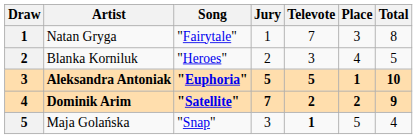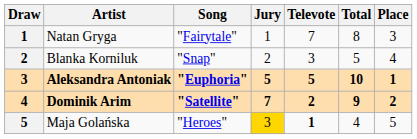columns swapped: (394, 15) <-> (357, 15)
(202, 58) "Heroes" -> (196, 58) "Snap"
(196, 123) "Snap" -> (202, 123) "Heroes"
(267, 123) no background -> (267, 123) gold background
